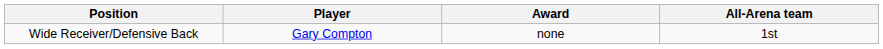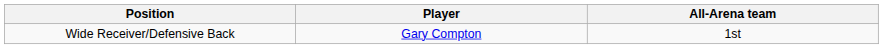- column: (551, 14)
